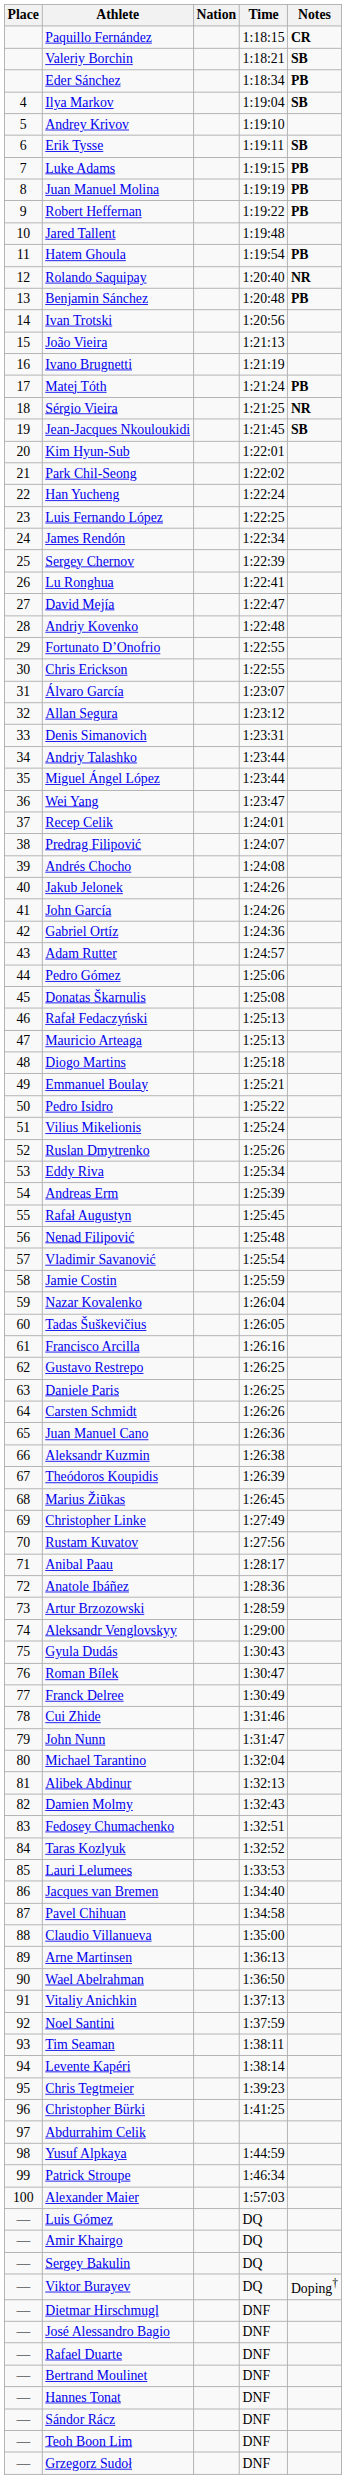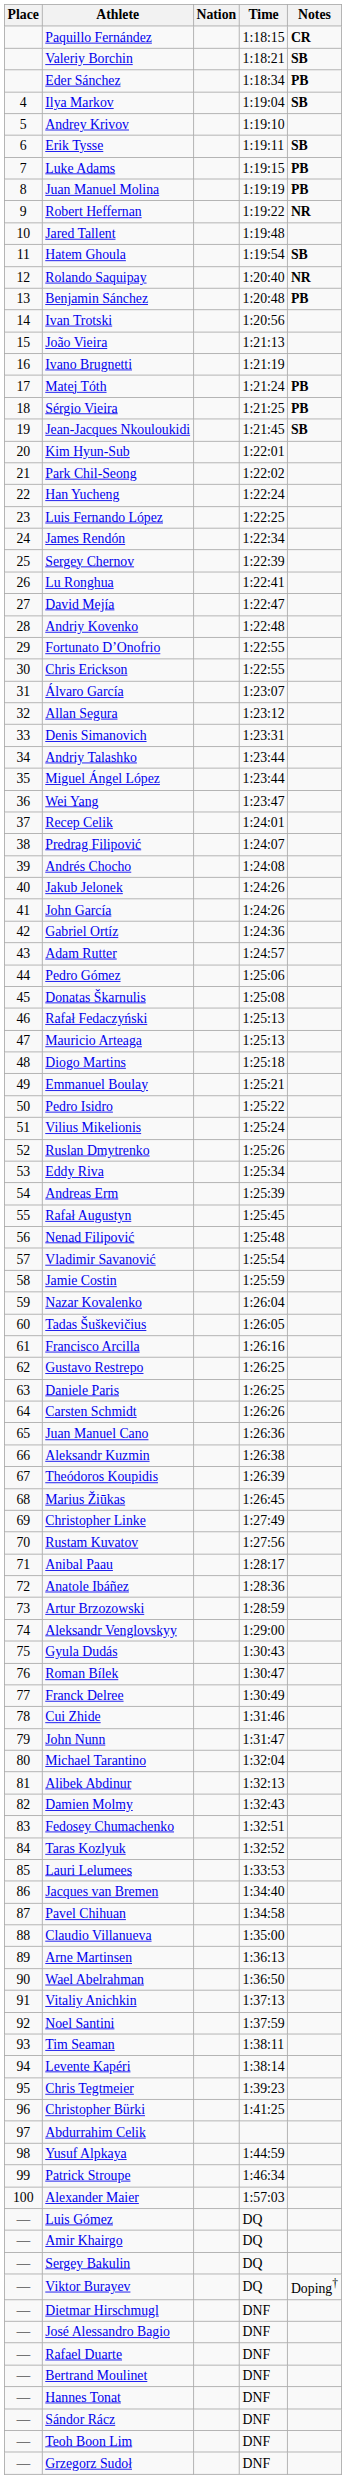(300, 211) PB -> (301, 211) NR
(300, 255) PB -> (299, 255) SB
(301, 408) NR -> (300, 408) PB
